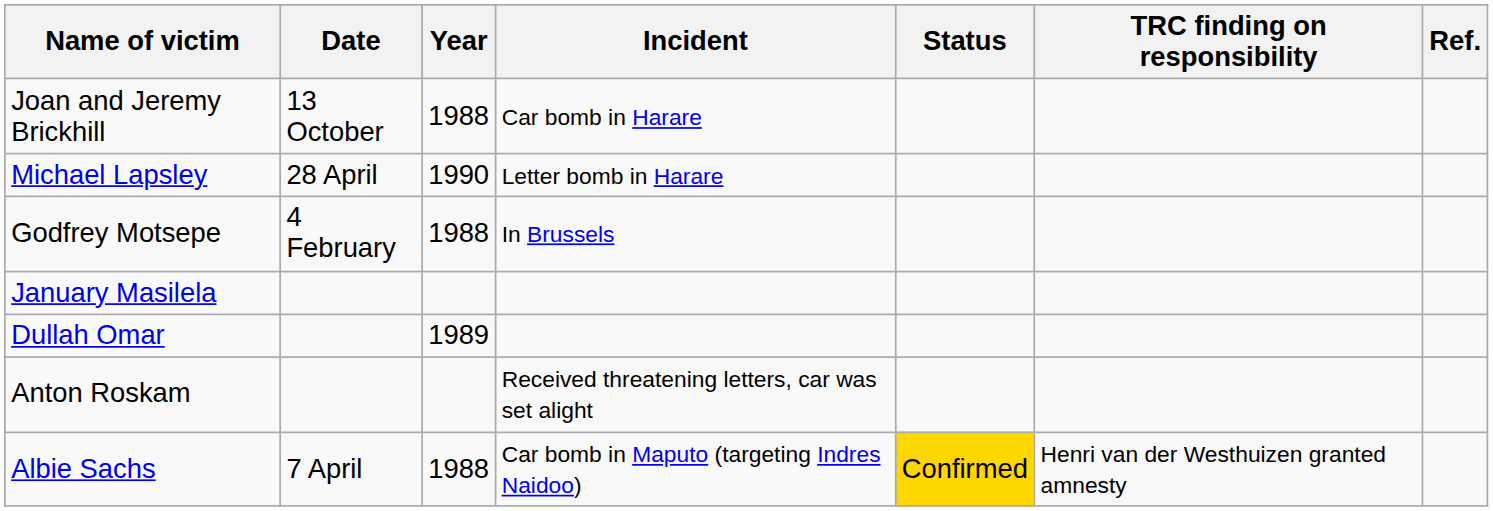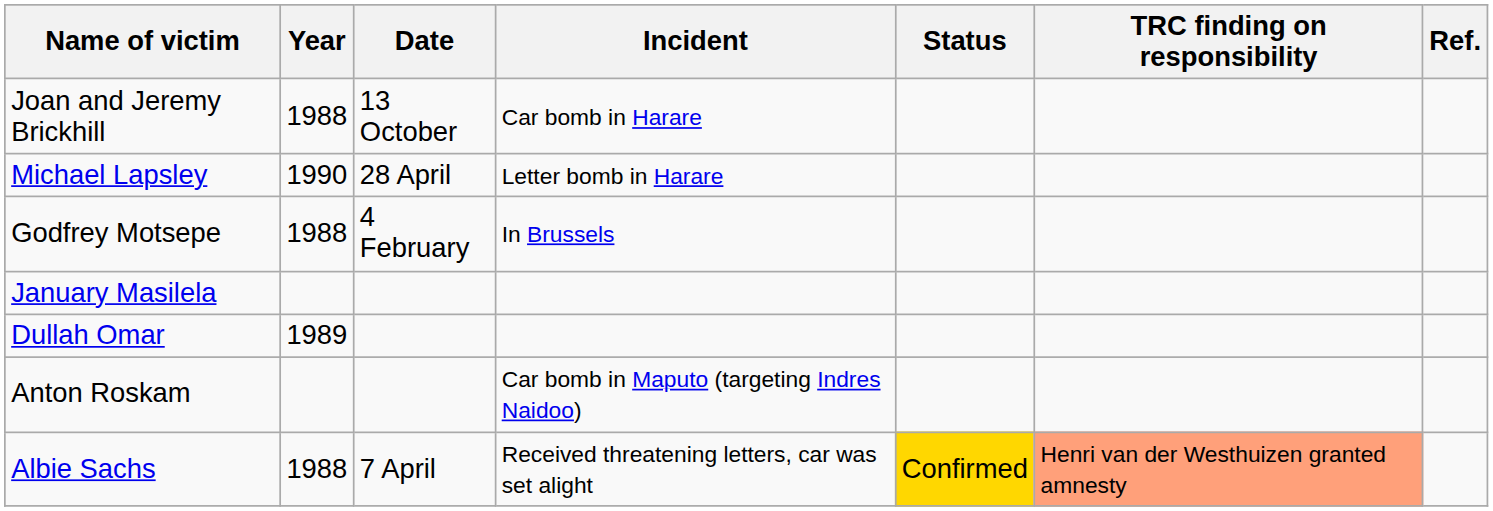columns swapped: (459, 41) <-> (351, 41)
(689, 395) Received threatening letters, car was set alight -> (691, 395) Car bomb in Maputo (targeting Indres Naidoo)
(691, 470) Car bomb in Maputo (targeting Indres Naidoo) -> (689, 470) Received threatening letters, car was set alight
(1213, 470) no background -> (1213, 470) lightsalmon background
